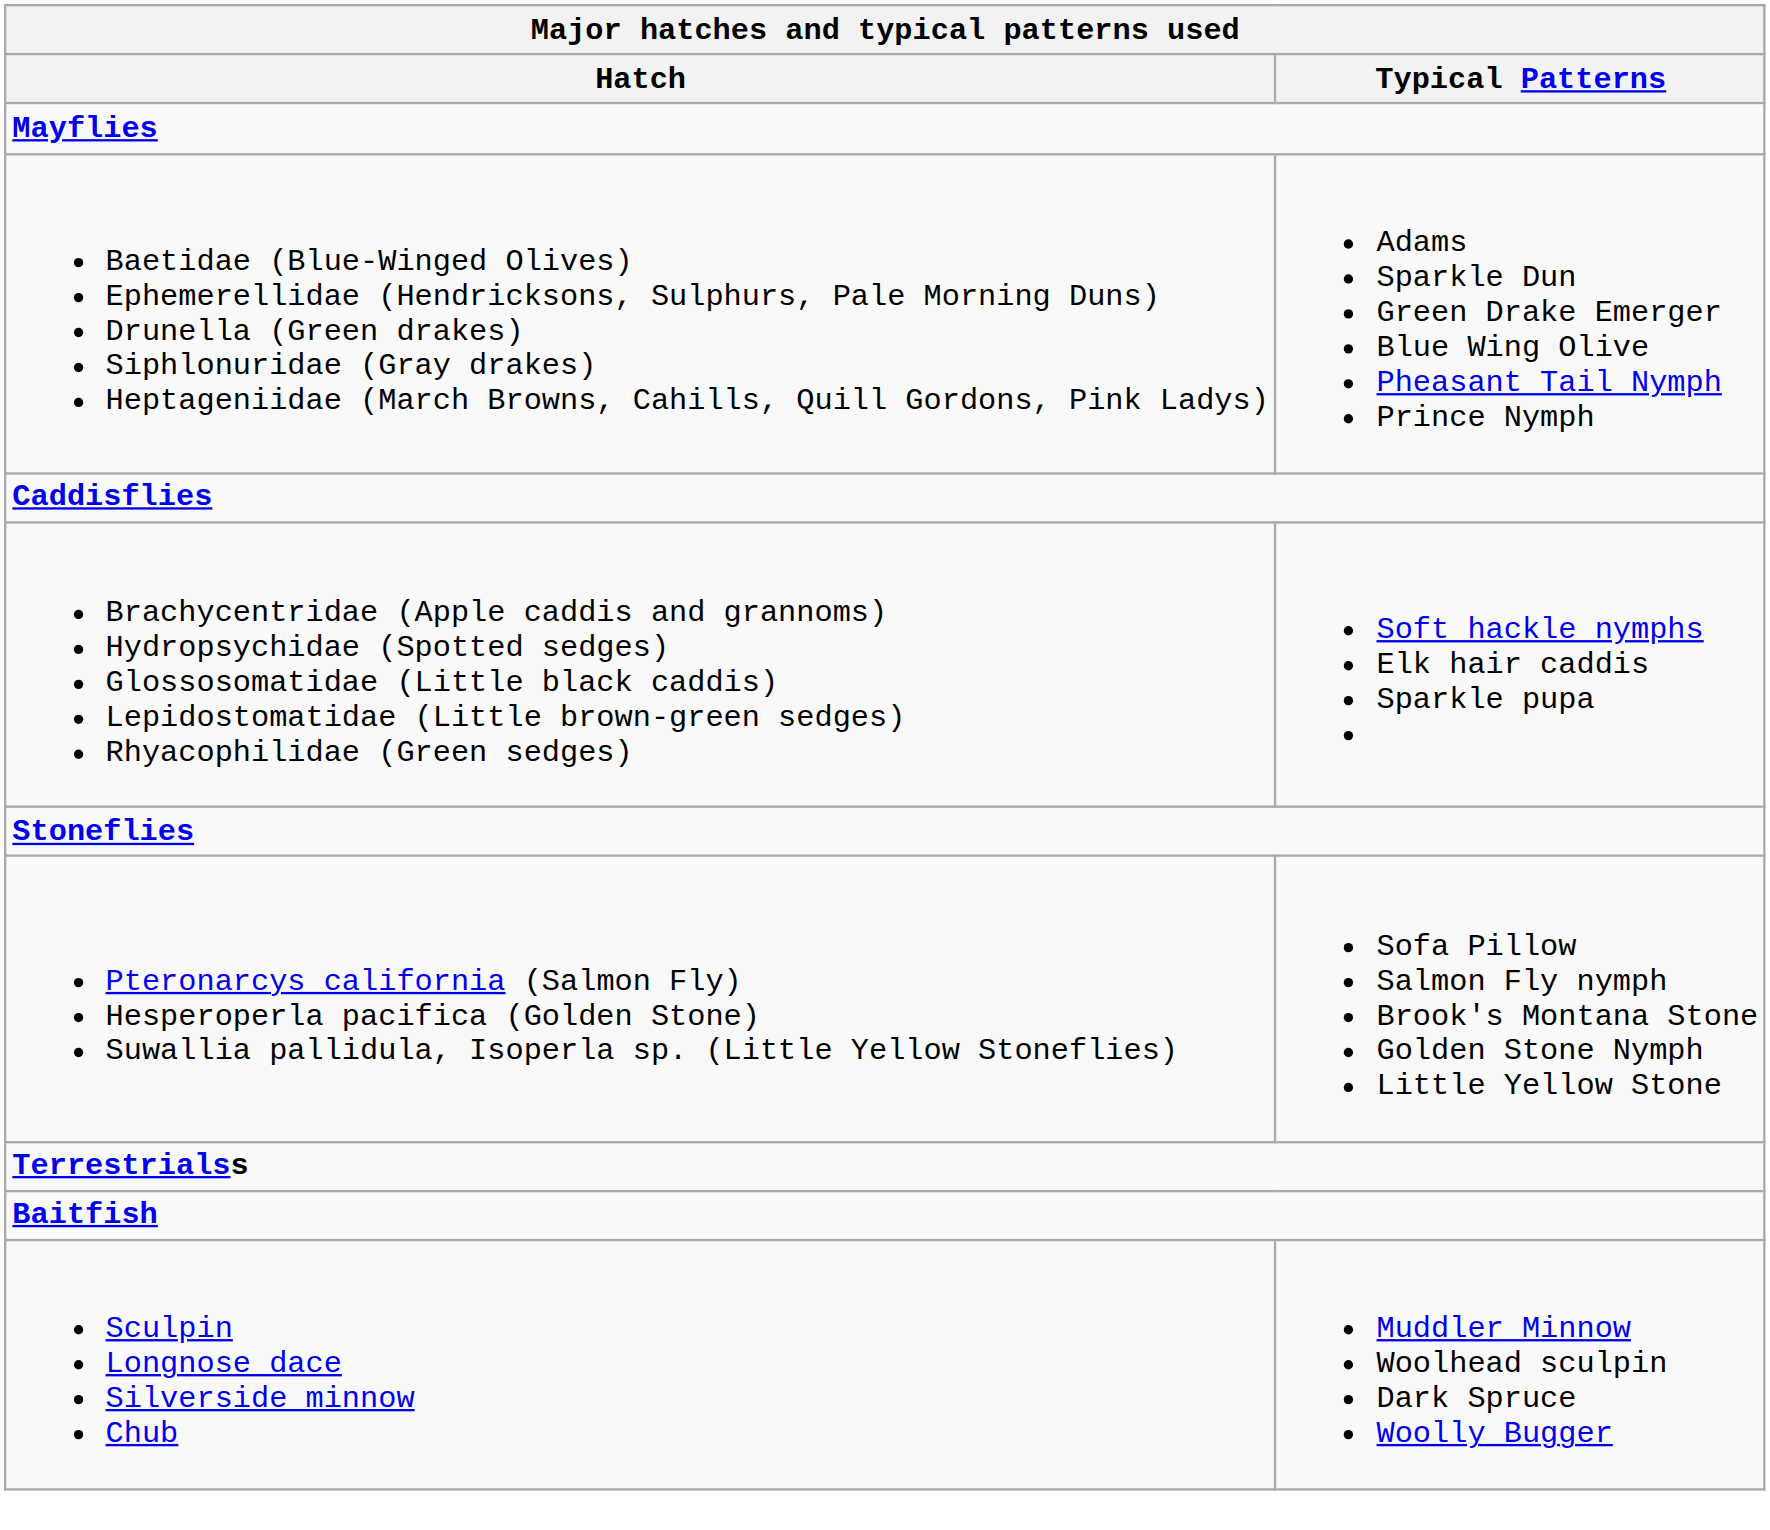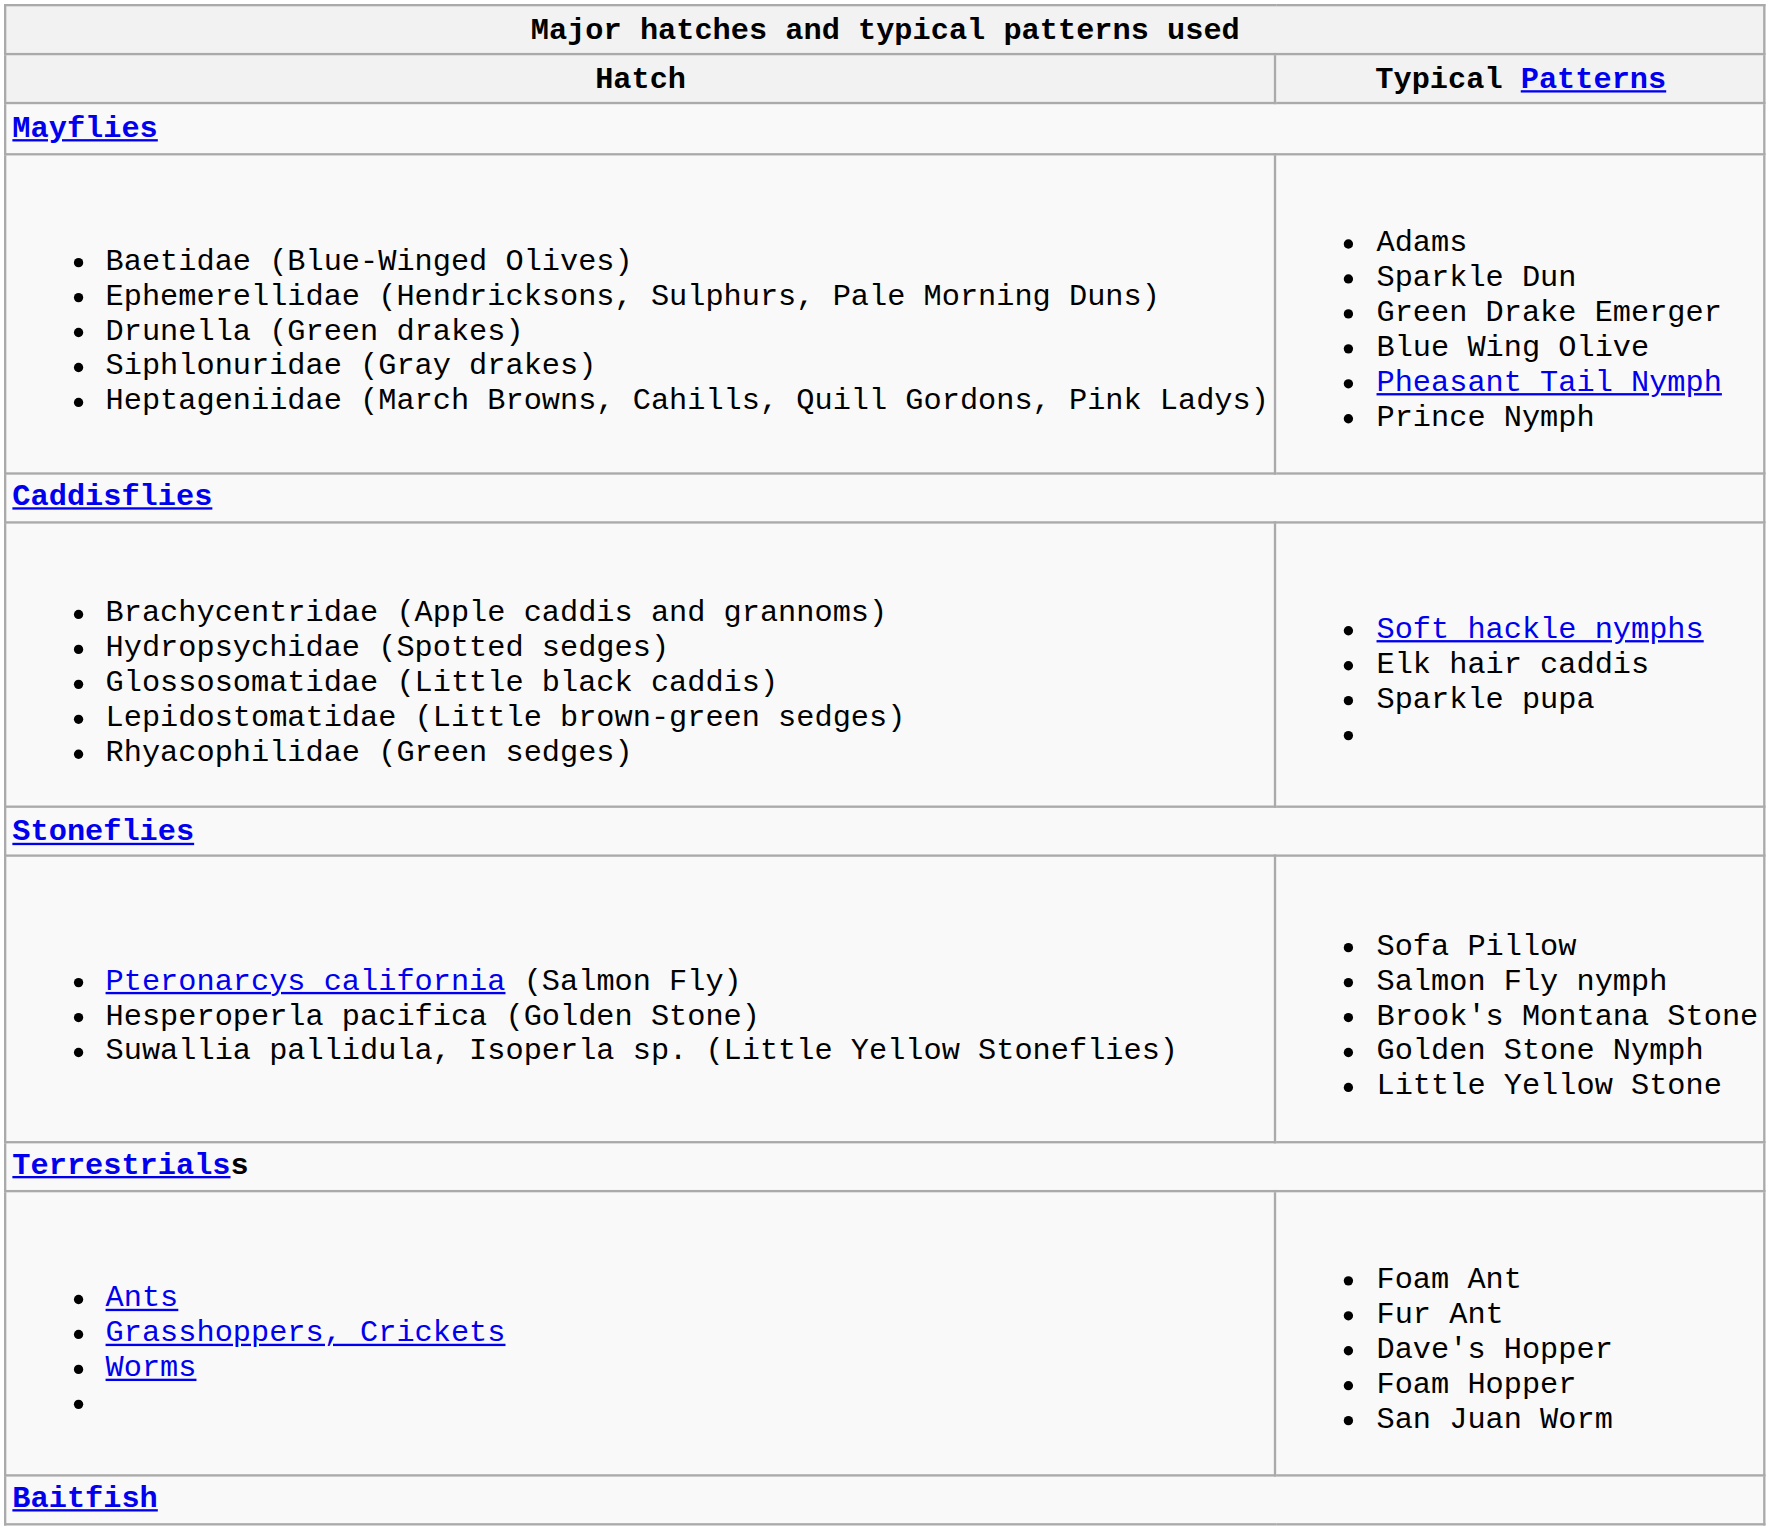+ row: (641, 1350)
- row: (641, 1382)
